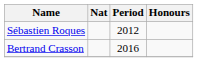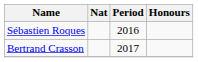(128, 30) 2012 -> (128, 30) 2016
(128, 48) 2016 -> (128, 48) 2017
